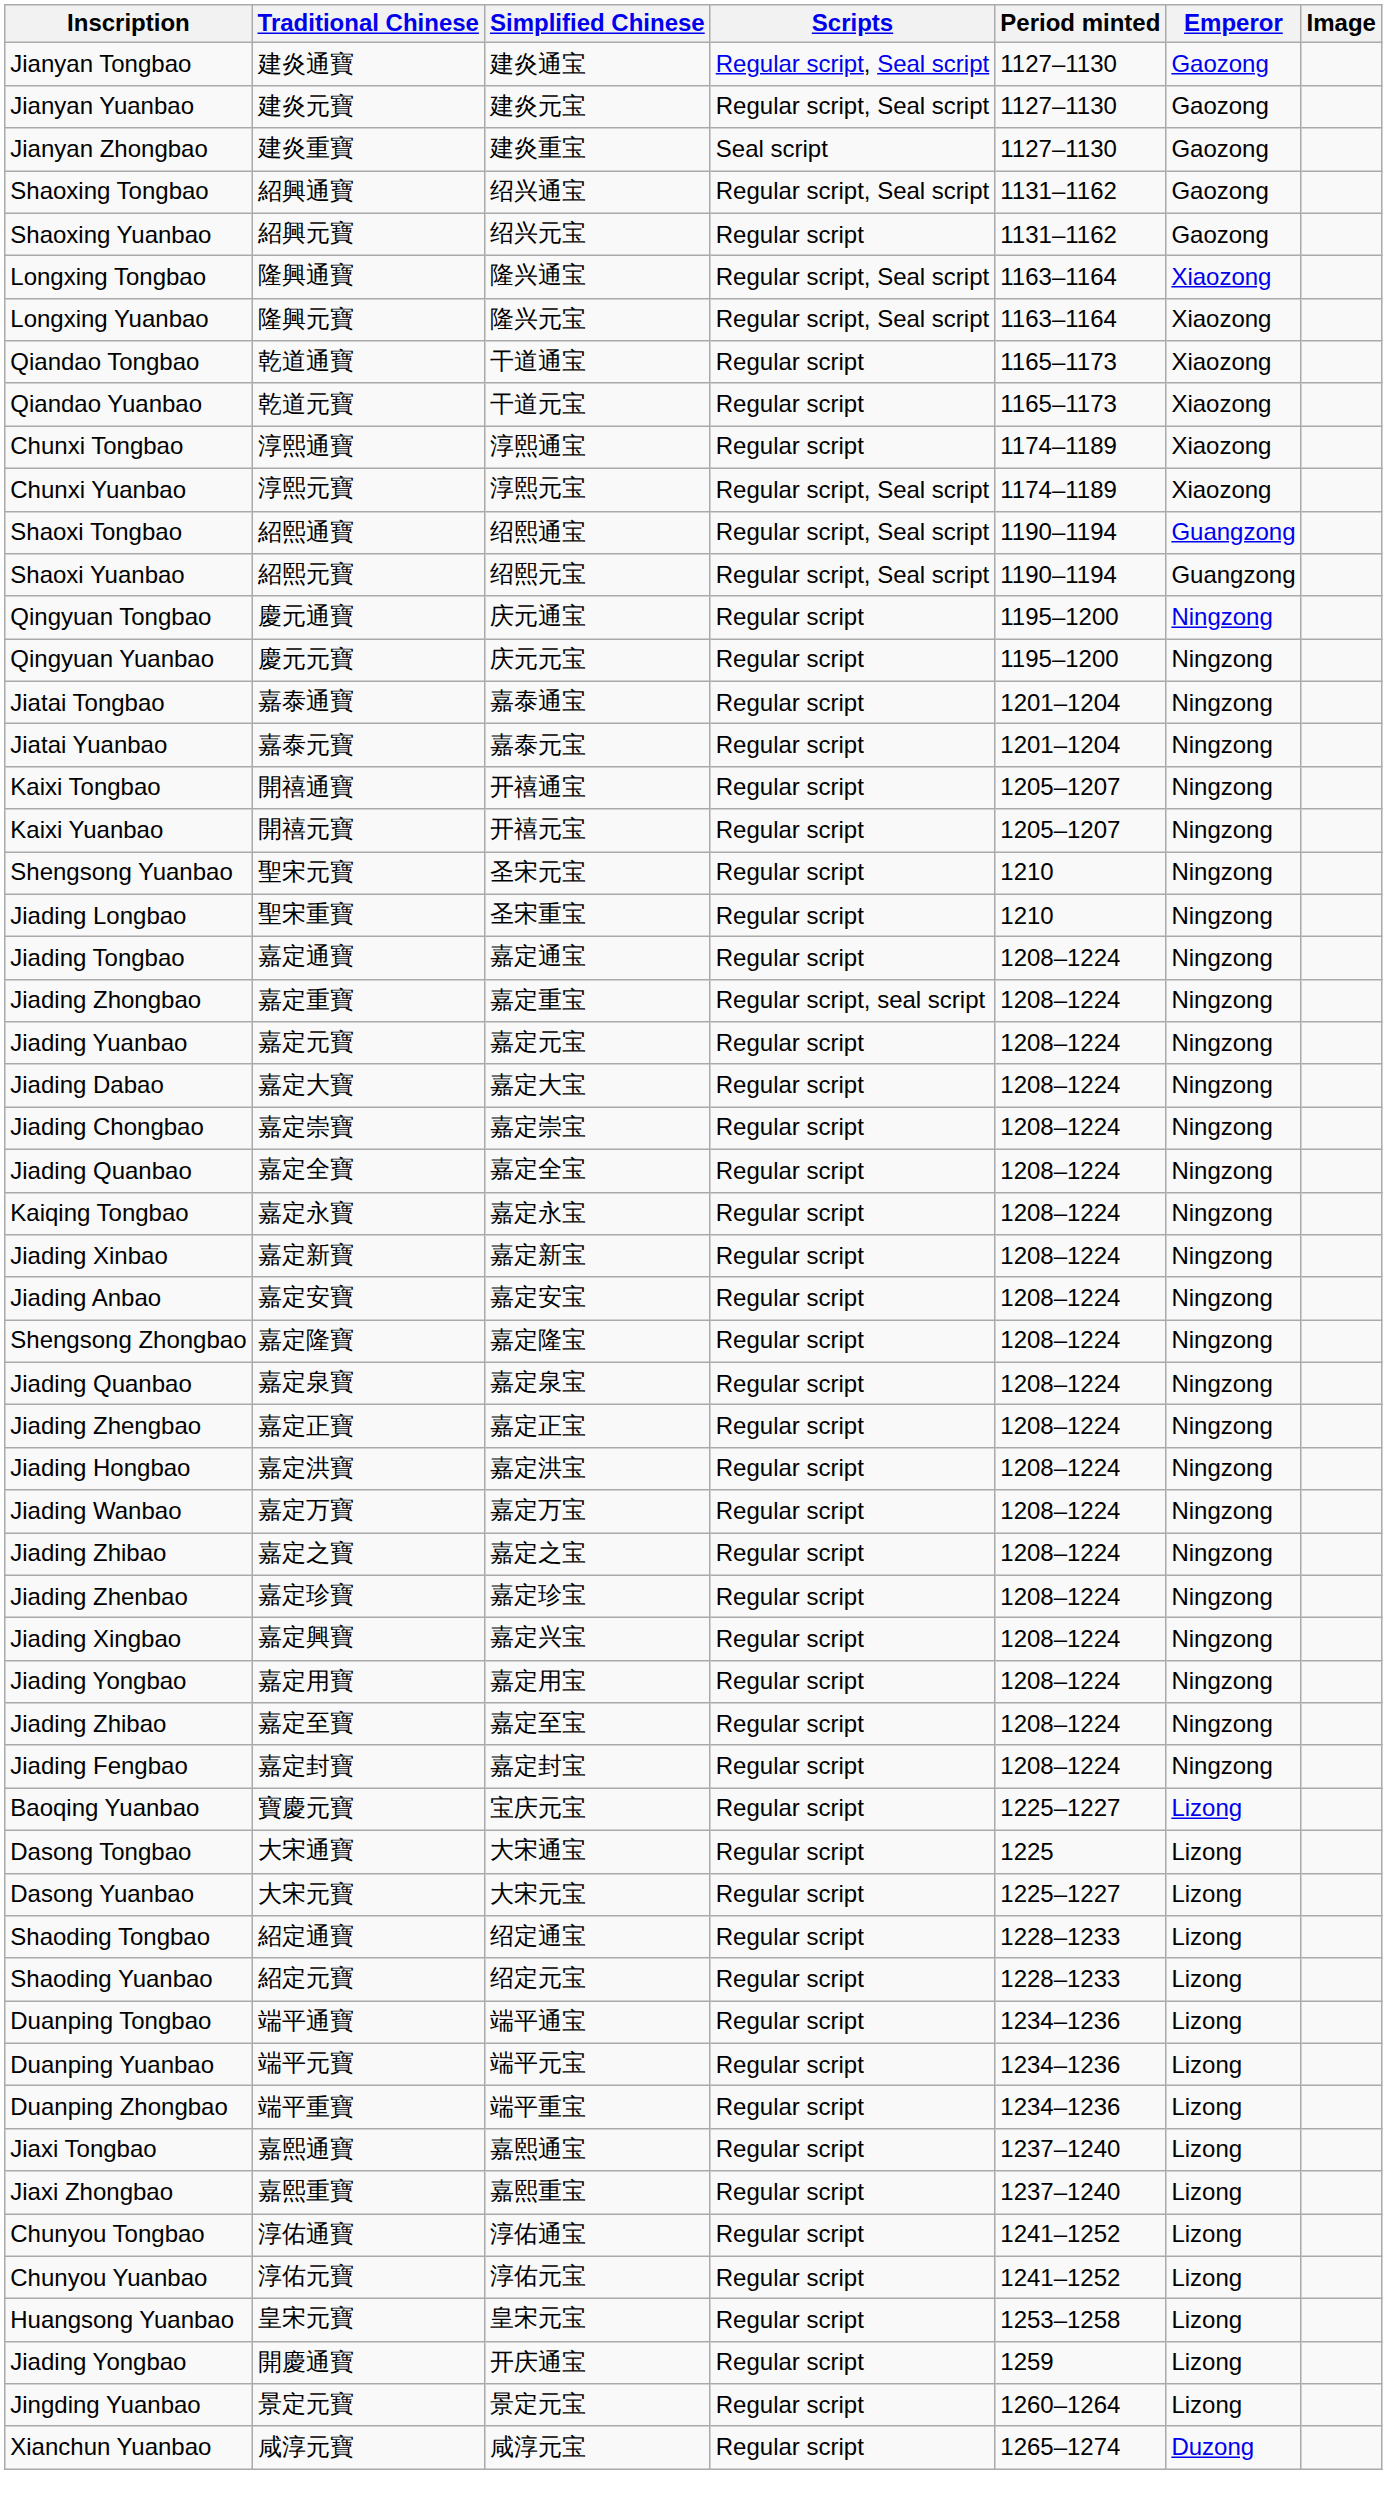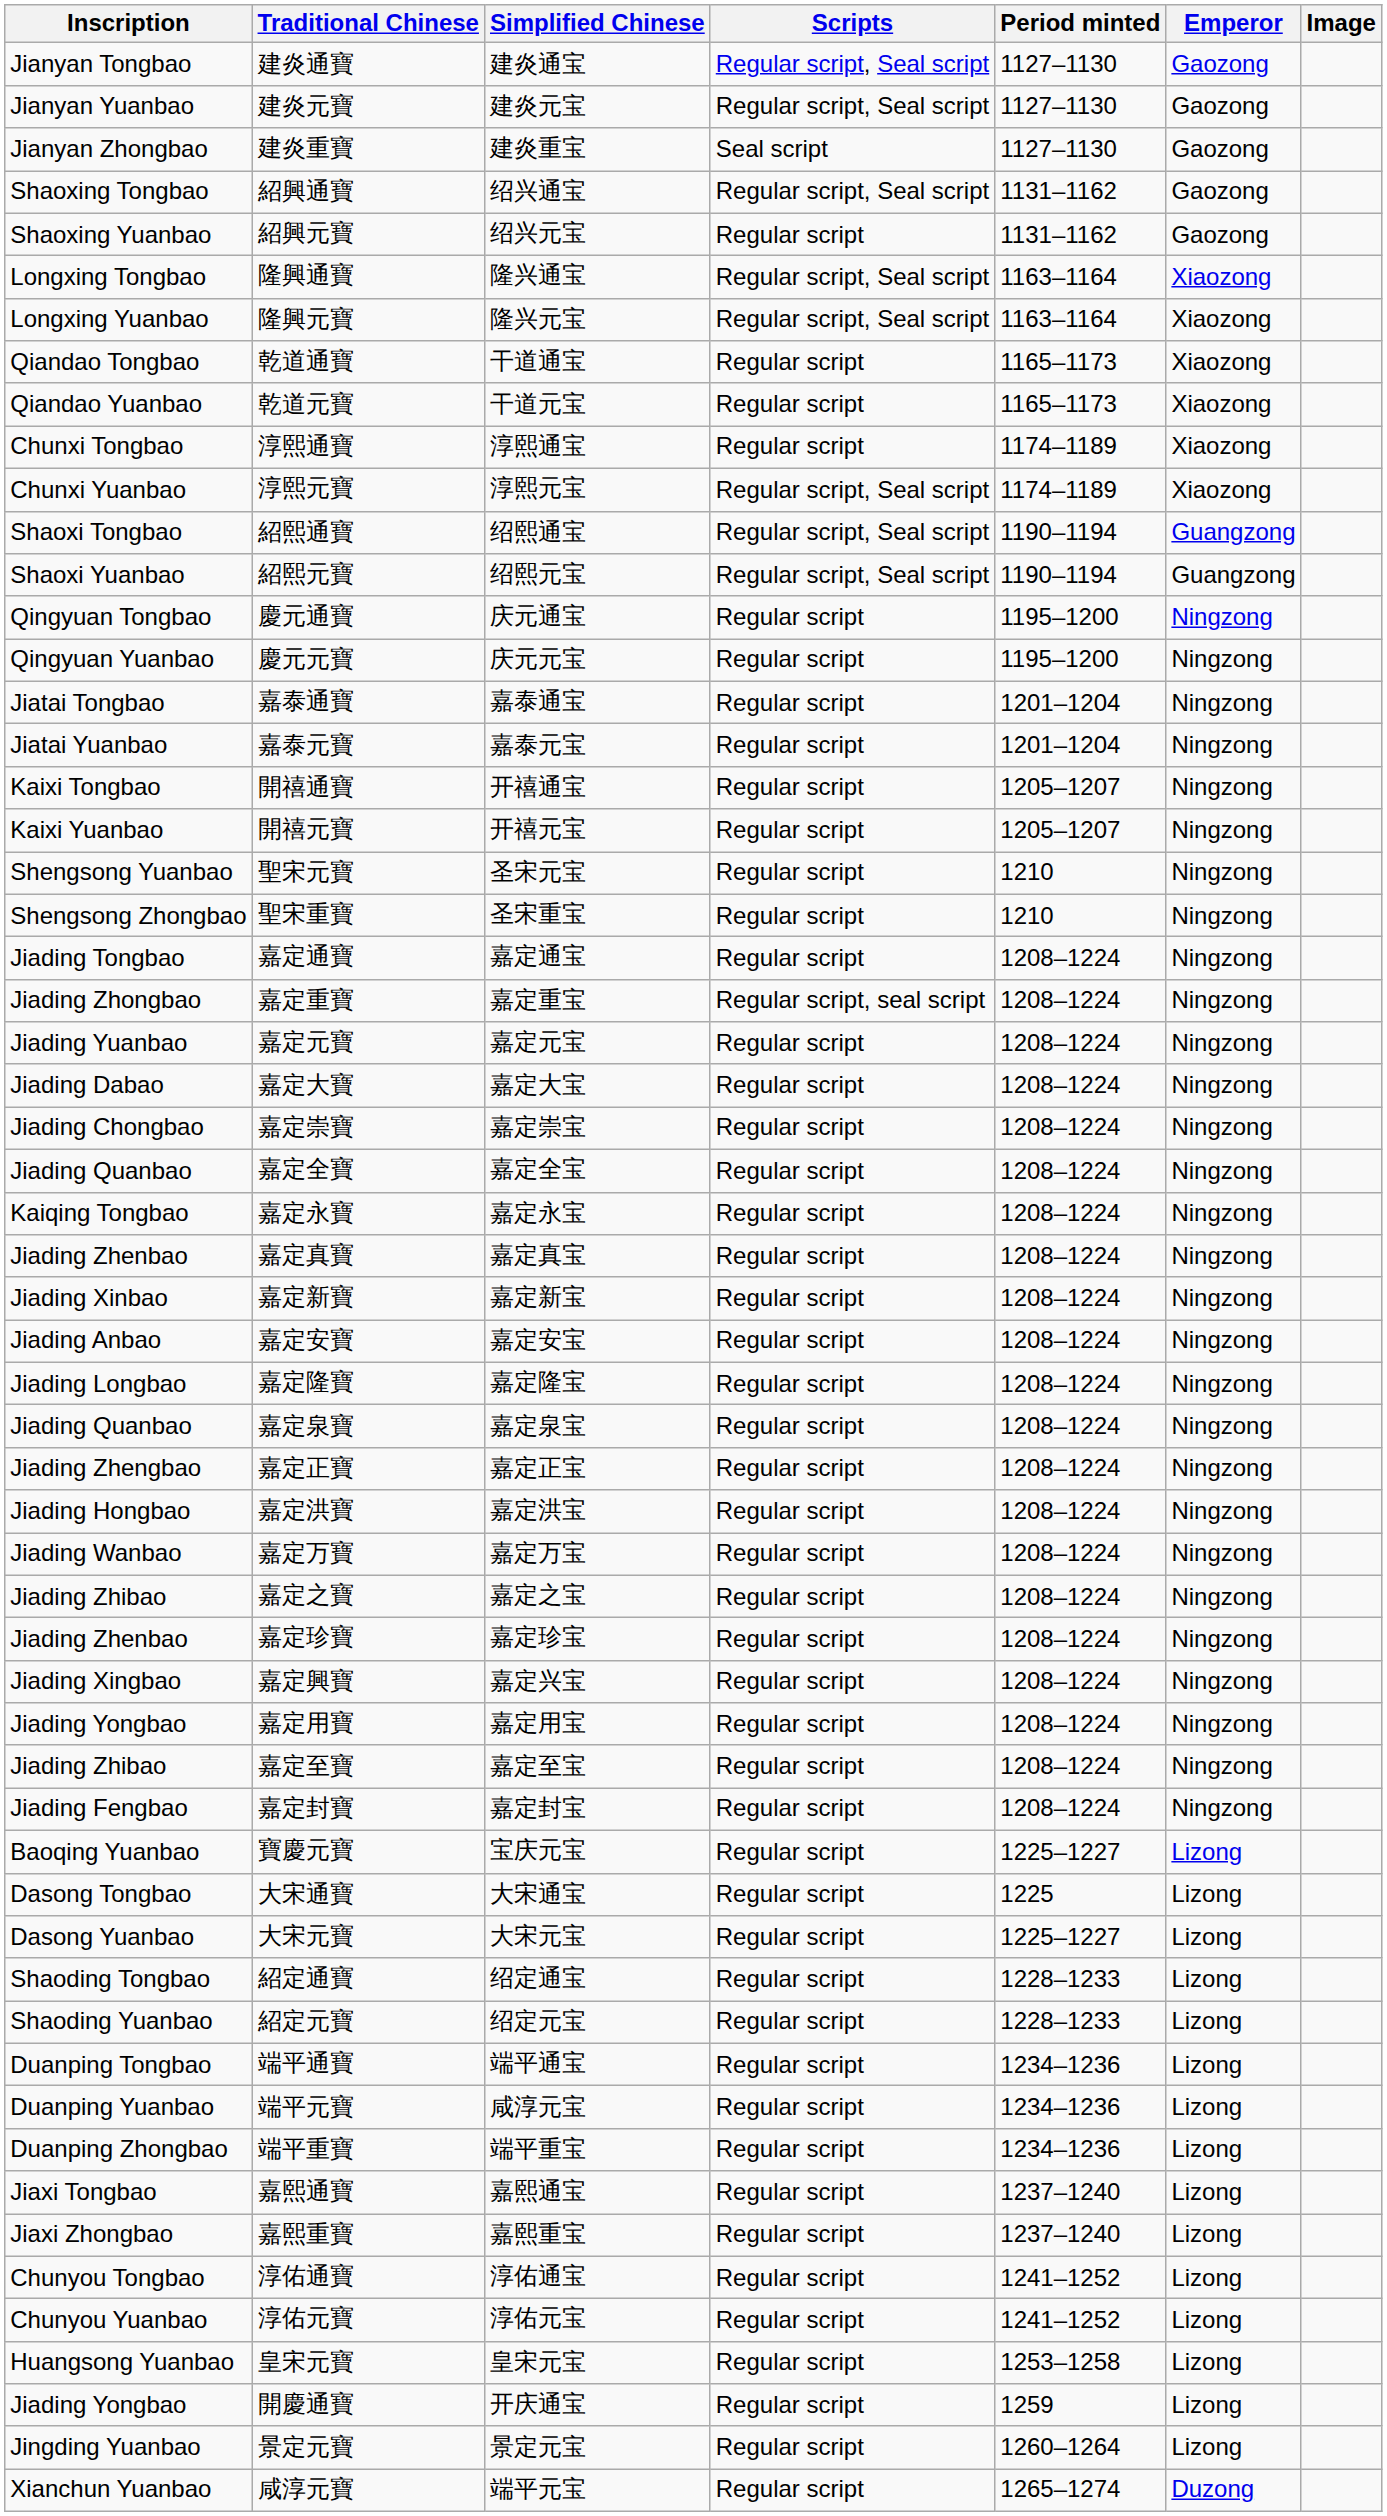(98, 915) Jiading Longbao -> (128, 915) Shengsong Zhongbao
+ row: (306, 1254)
(128, 1340) Shengsong Zhongbao -> (98, 1383) Jiading Longbao
(538, 2063) 端平元宝 -> (538, 2106) 咸淳元宝
(538, 2446) 咸淳元宝 -> (538, 2489) 端平元宝
